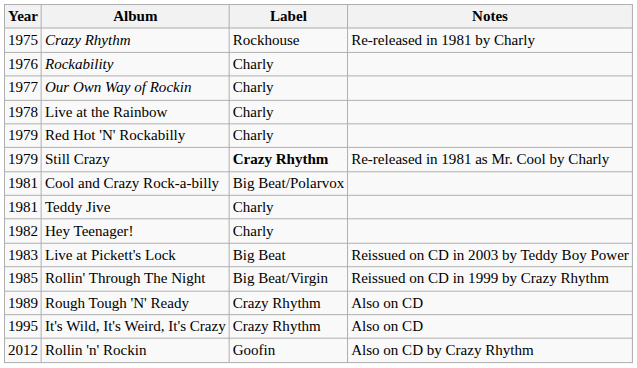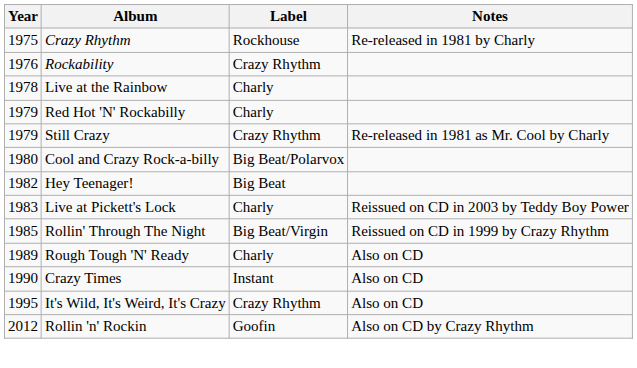(253, 64) Charly -> (277, 64) Crazy Rhythm
- row: (118, 87)
(280, 159) bold -> (277, 135) normal
(23, 183) 1981 -> (23, 159) 1980
- row: (78, 207)
(253, 231) Charly -> (259, 183) Big Beat
(259, 254) Big Beat -> (253, 207) Charly
(277, 302) Crazy Rhythm -> (253, 254) Charly
+ row: (83, 278)
